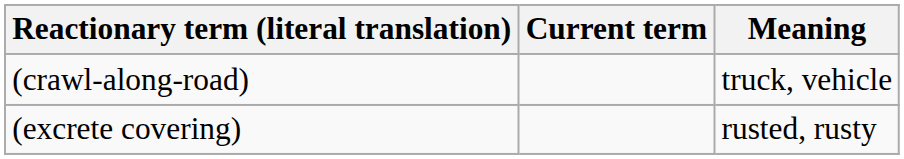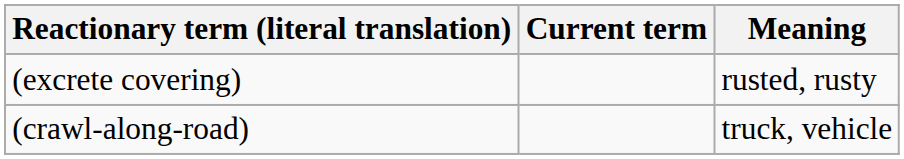rows swapped: (127, 128) <-> (131, 79)
